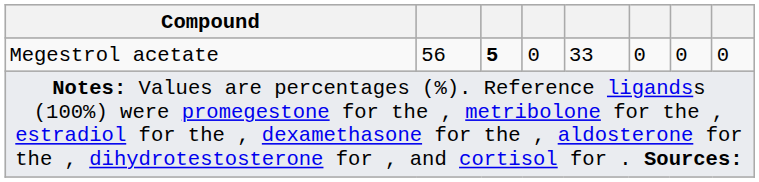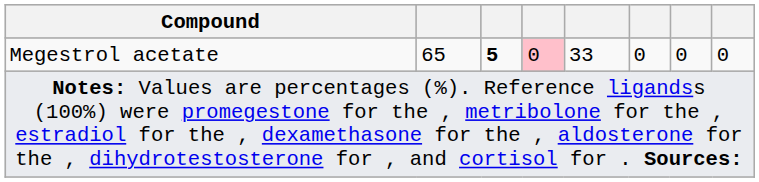(434, 55) 56 -> (434, 55) 65
(534, 55) no background -> (534, 55) pink background
